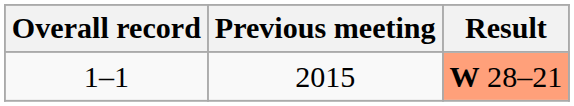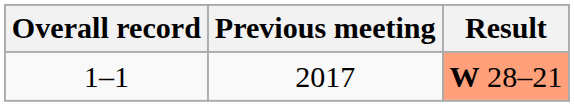(325, 76) 2015 -> (325, 76) 2017
